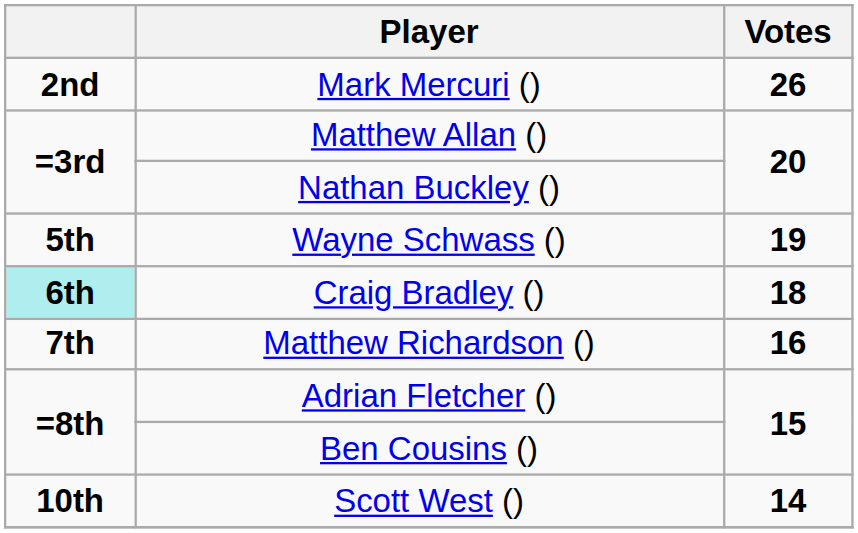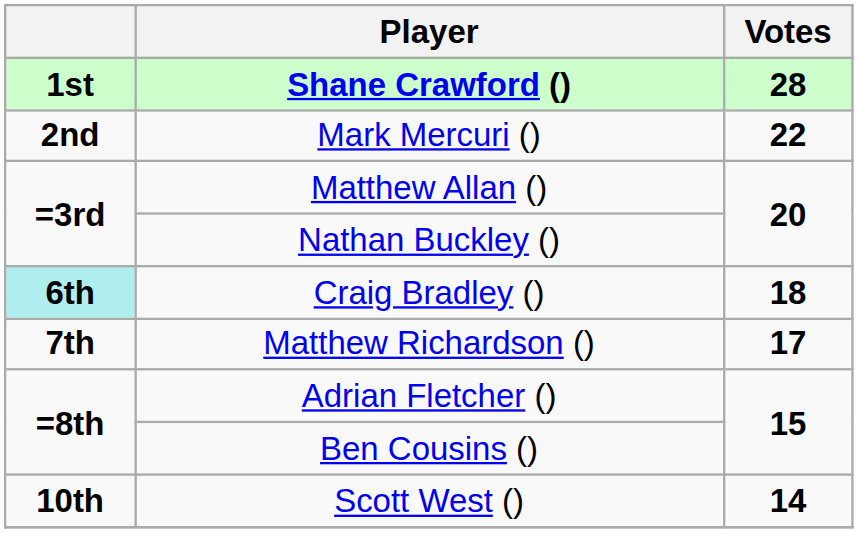+ row: (429, 84)
(788, 84) 26 -> (788, 136) 22
- row: (429, 240)
(788, 344) 16 -> (788, 344) 17
